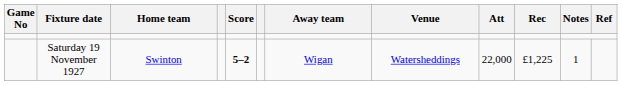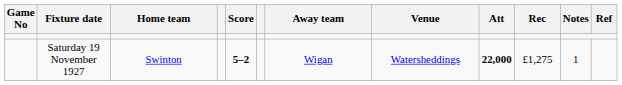(497, 59) normal -> (497, 59) bold
(537, 59) £1,225 -> (537, 59) £1,275
